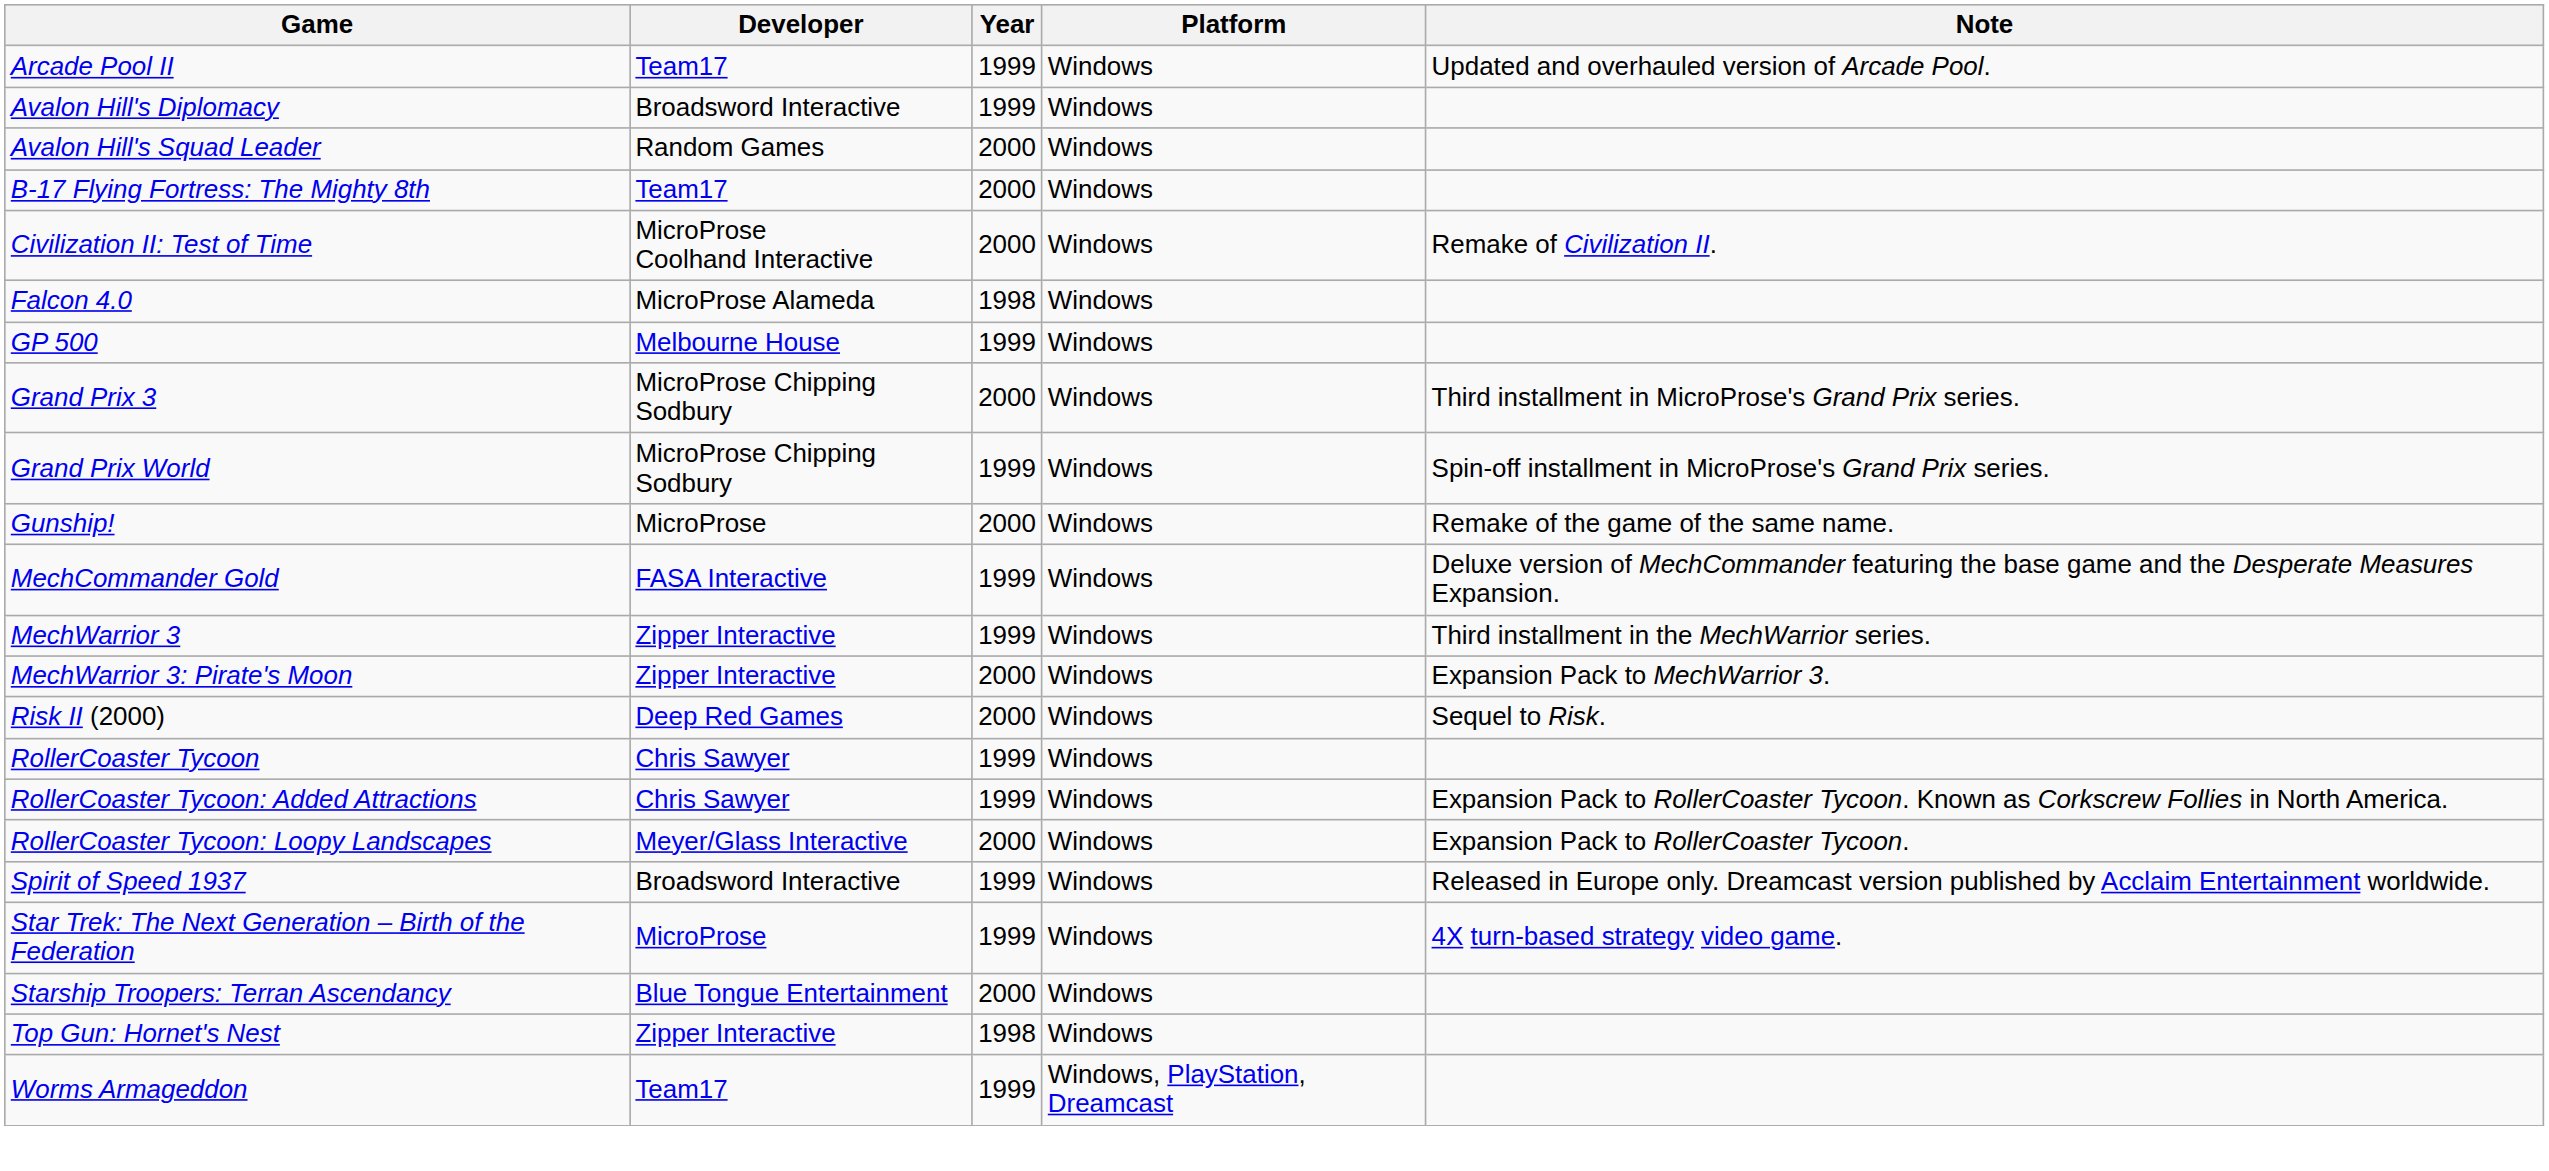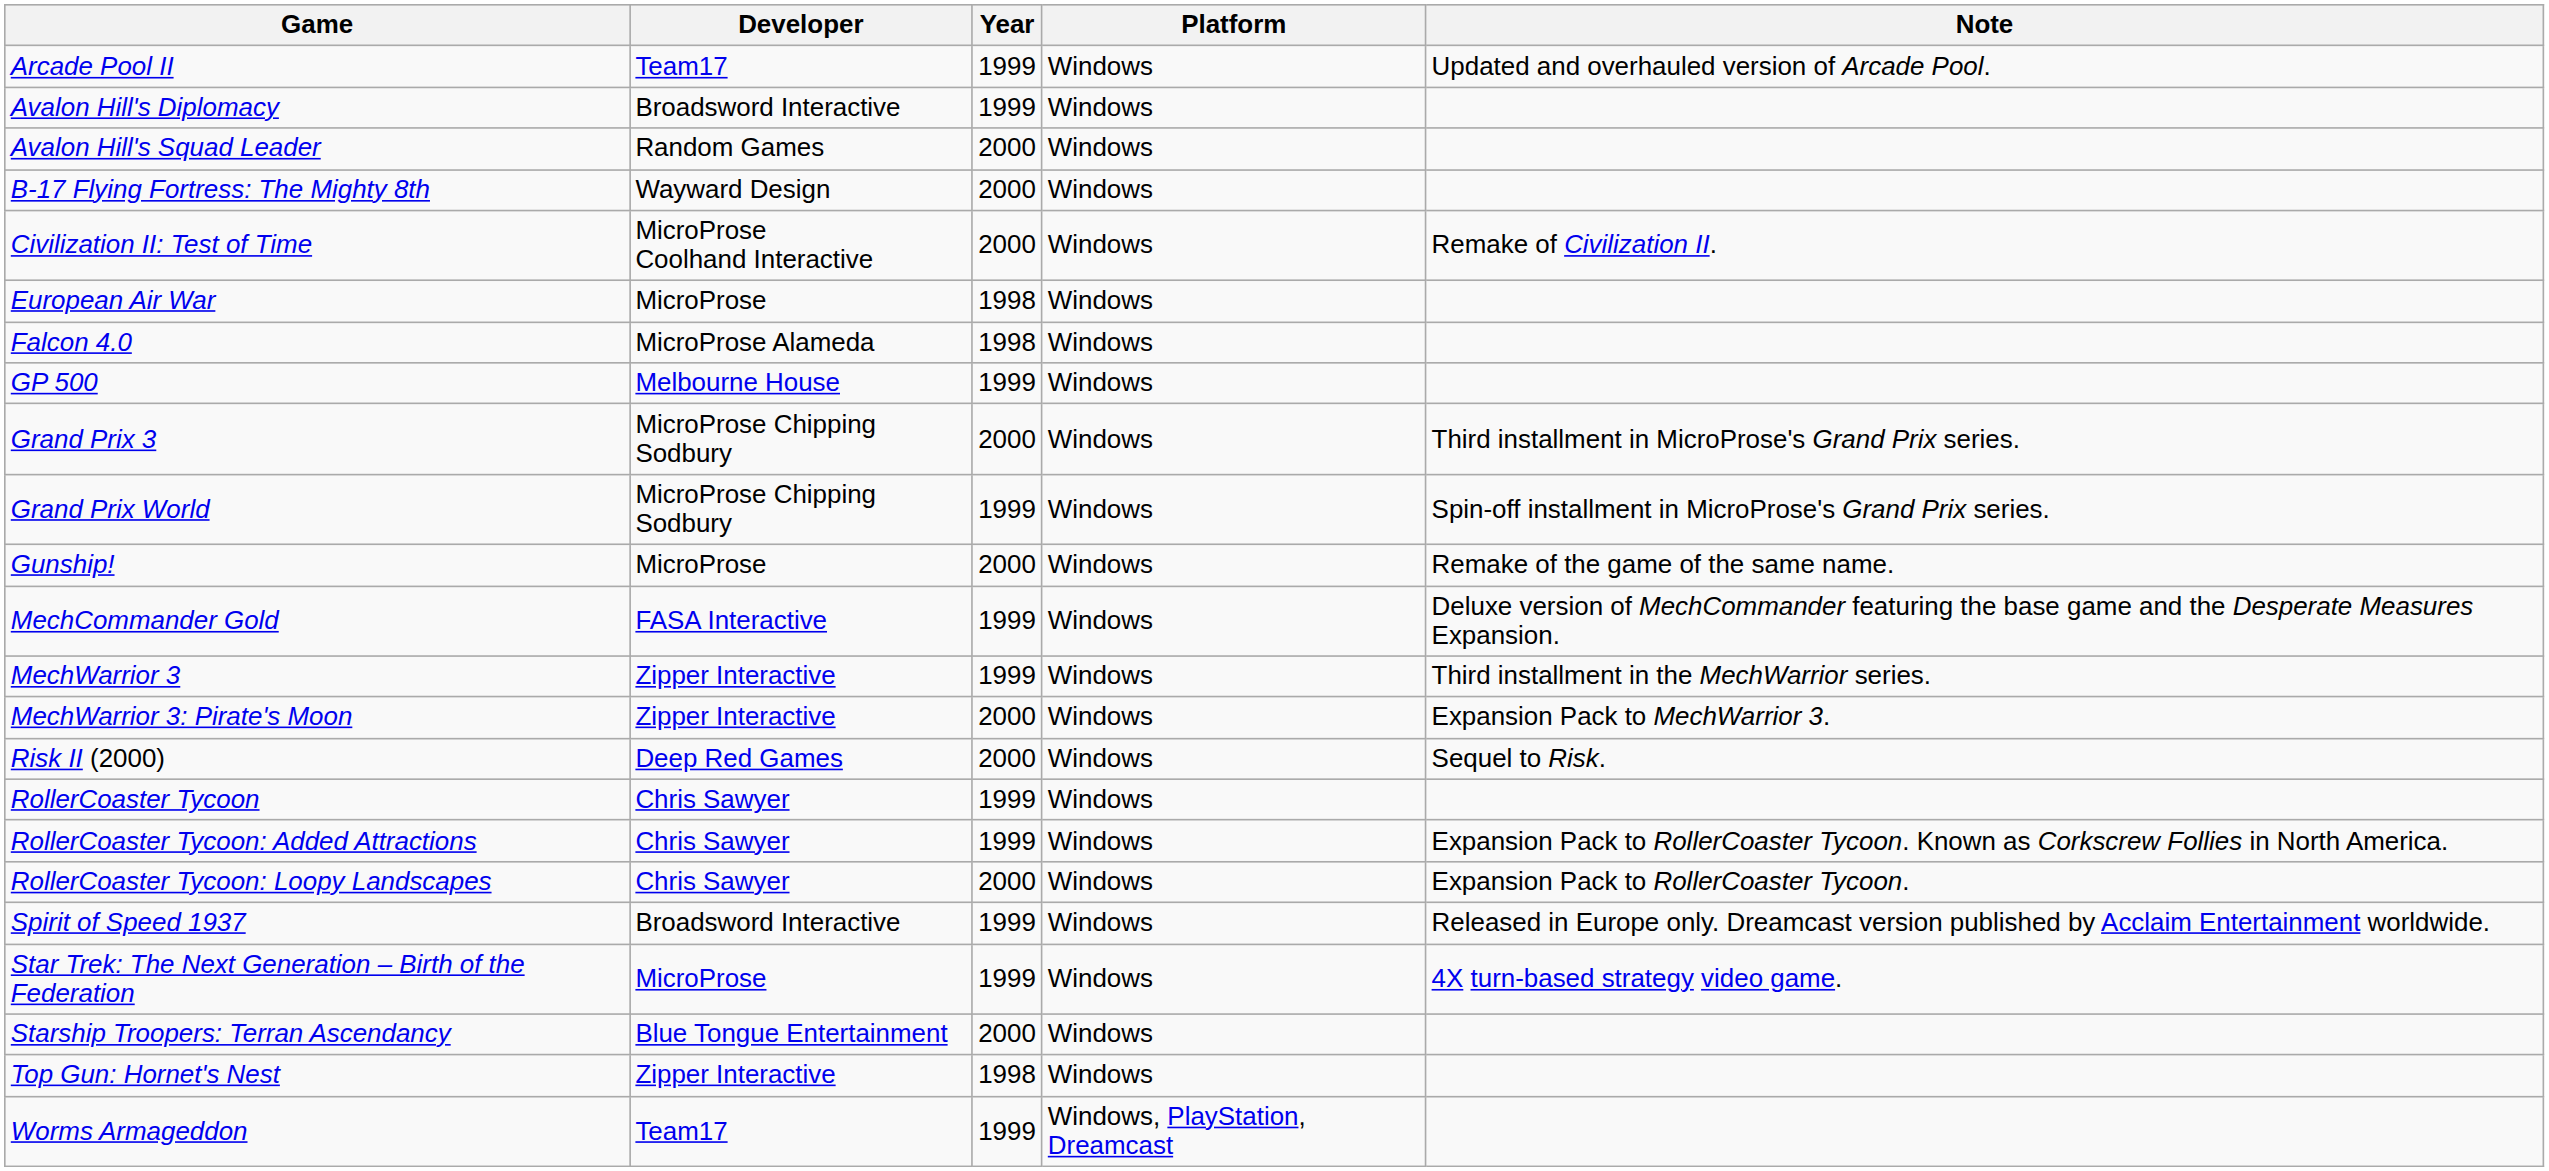(682, 189) Team17 -> (733, 189) Wayward Design
+ row: (113, 300)
(772, 840) Meyer/Glass Interactive -> (712, 881) Chris Sawyer
